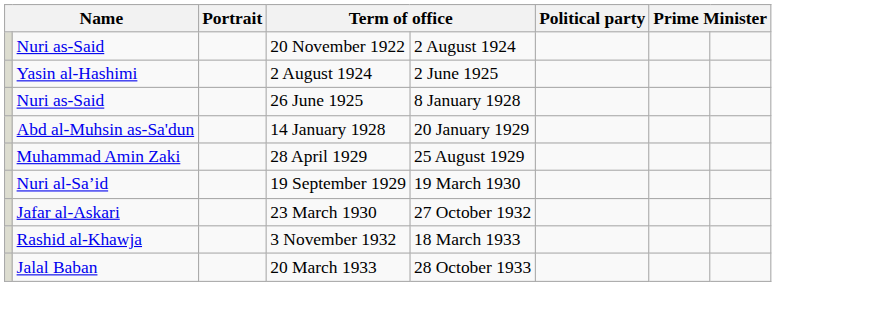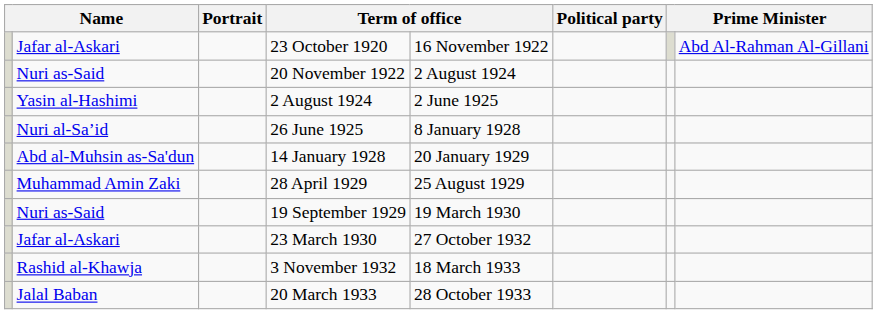+ row: (329, 45)
(60, 101) Nuri as-Said -> (62, 128) Nuri al-Sa’id
(62, 184) Nuri al-Sa’id -> (60, 211) Nuri as-Said
